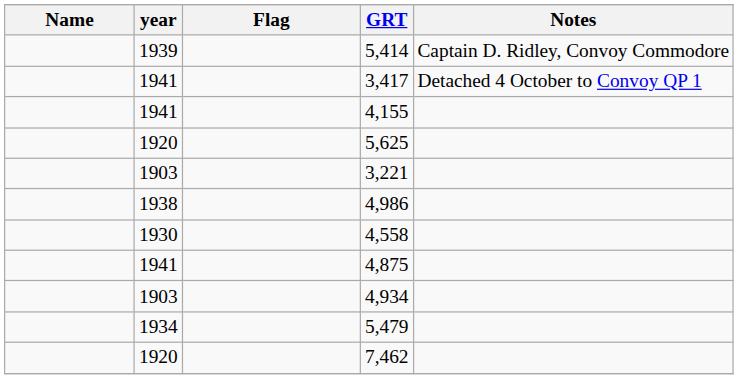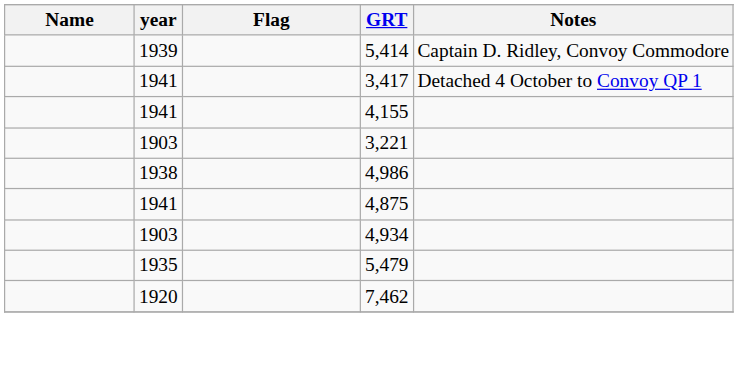- row: (387, 142)
- row: (387, 234)
(158, 326) 1934 -> (158, 265) 1935
